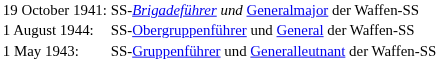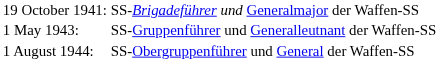rows swapped: (41, 51) <-> (48, 30)
